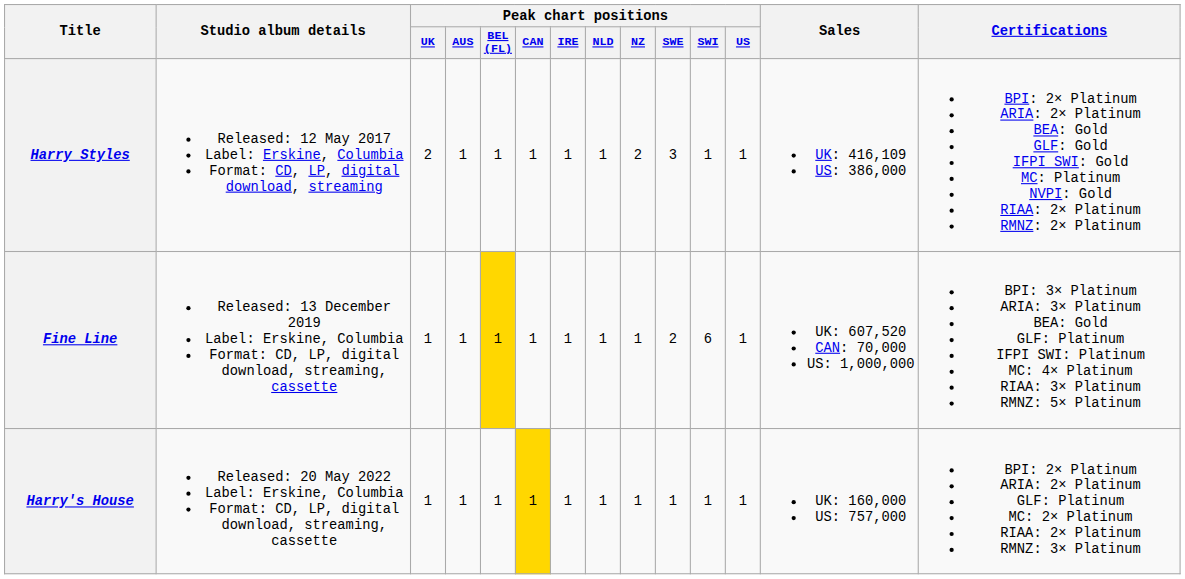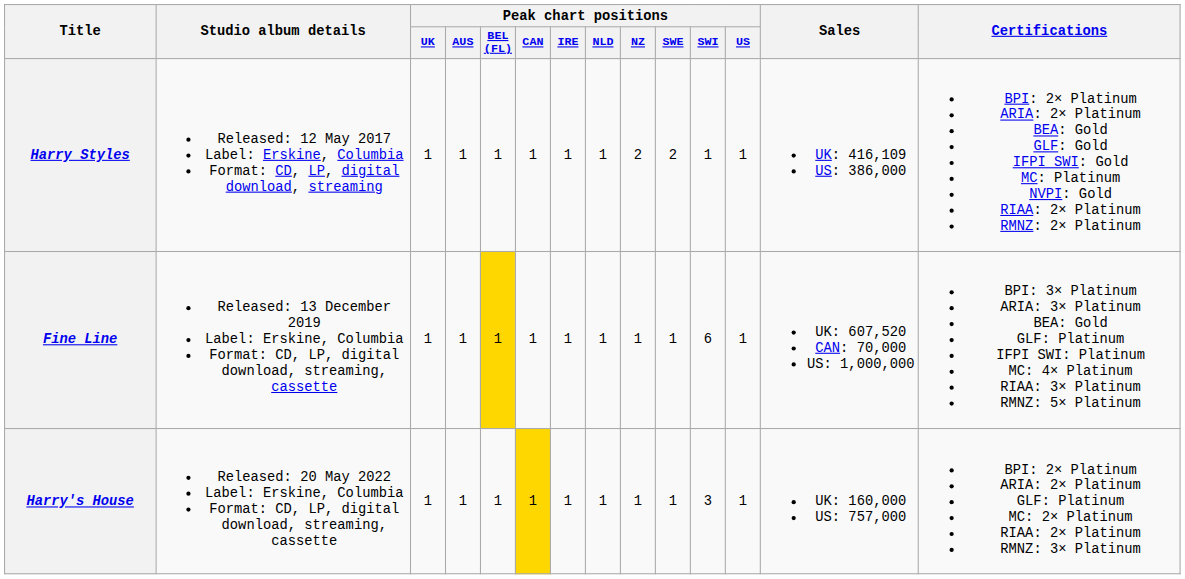(428, 155) 2 -> (428, 155) 1
(673, 155) 3 -> (673, 155) 2
(673, 340) 2 -> (673, 340) 1
(708, 501) 1 -> (708, 501) 3
